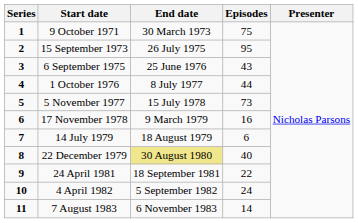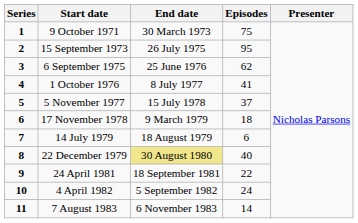(246, 66) 43 -> (246, 66) 62
(246, 84) 44 -> (246, 84) 41
(246, 102) 73 -> (246, 102) 37
(246, 119) 16 -> (246, 119) 18
